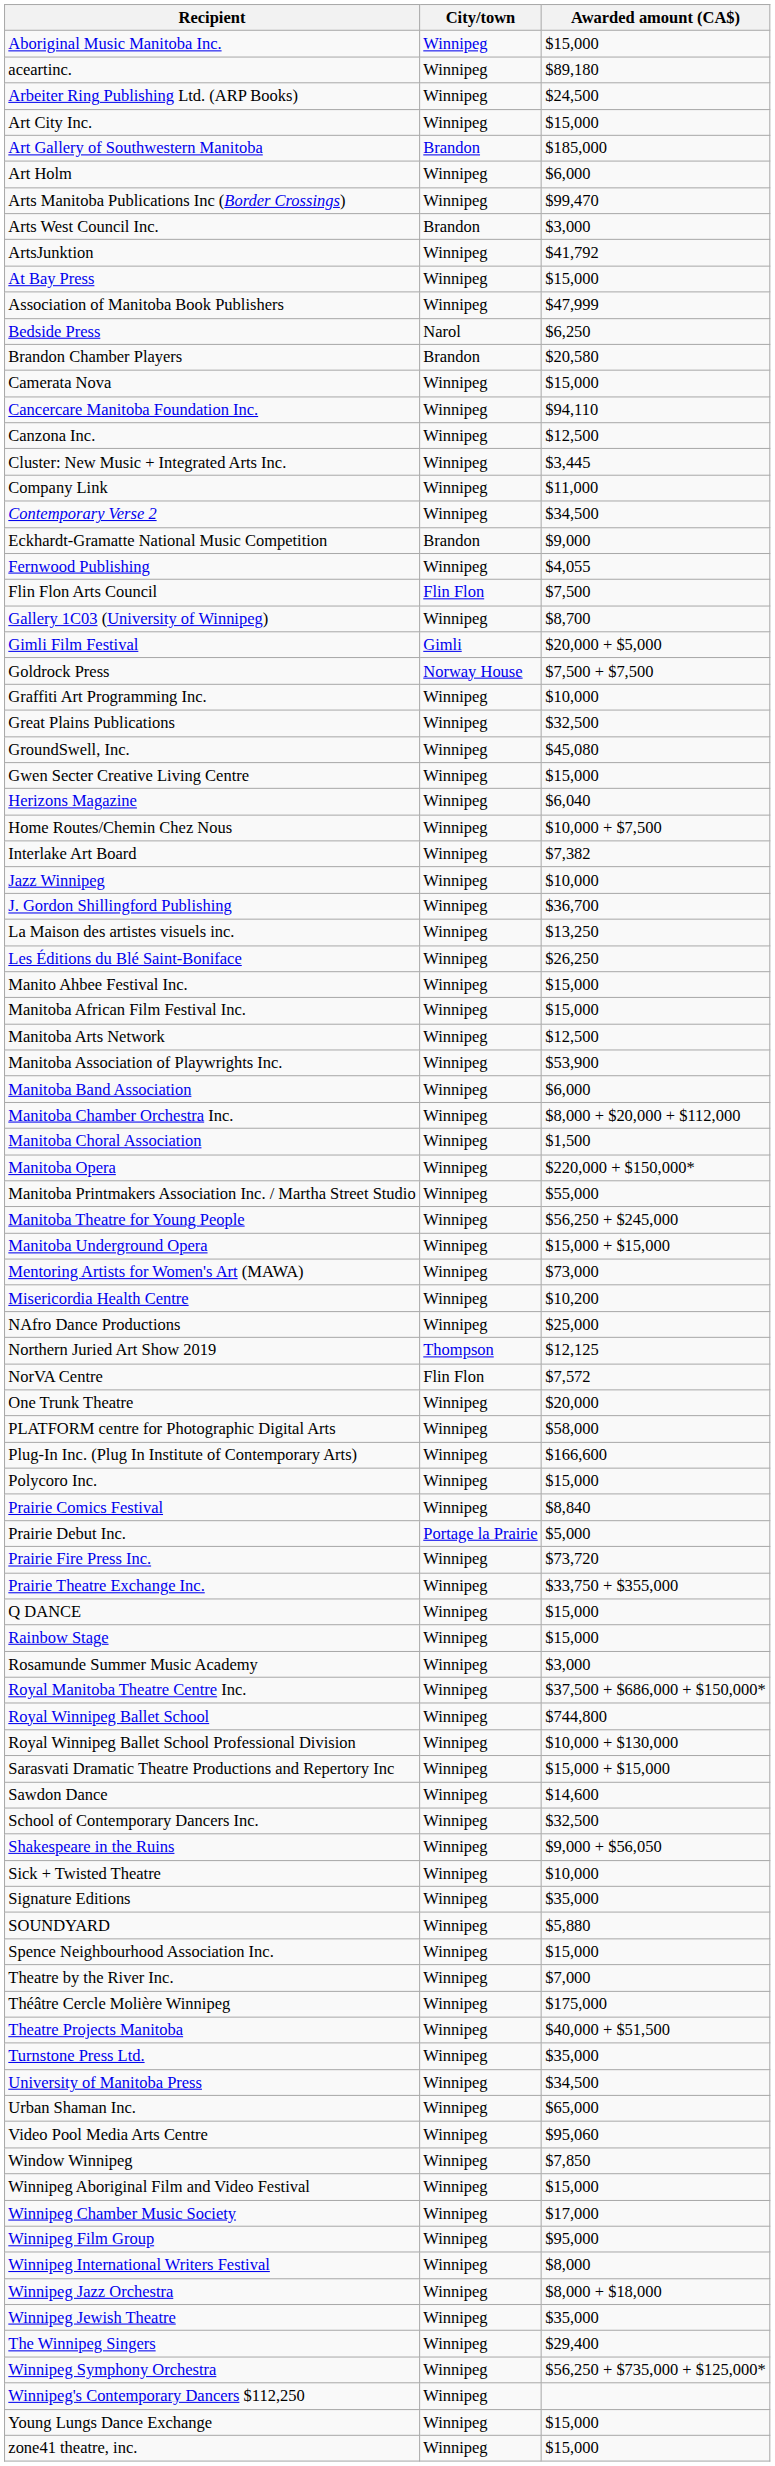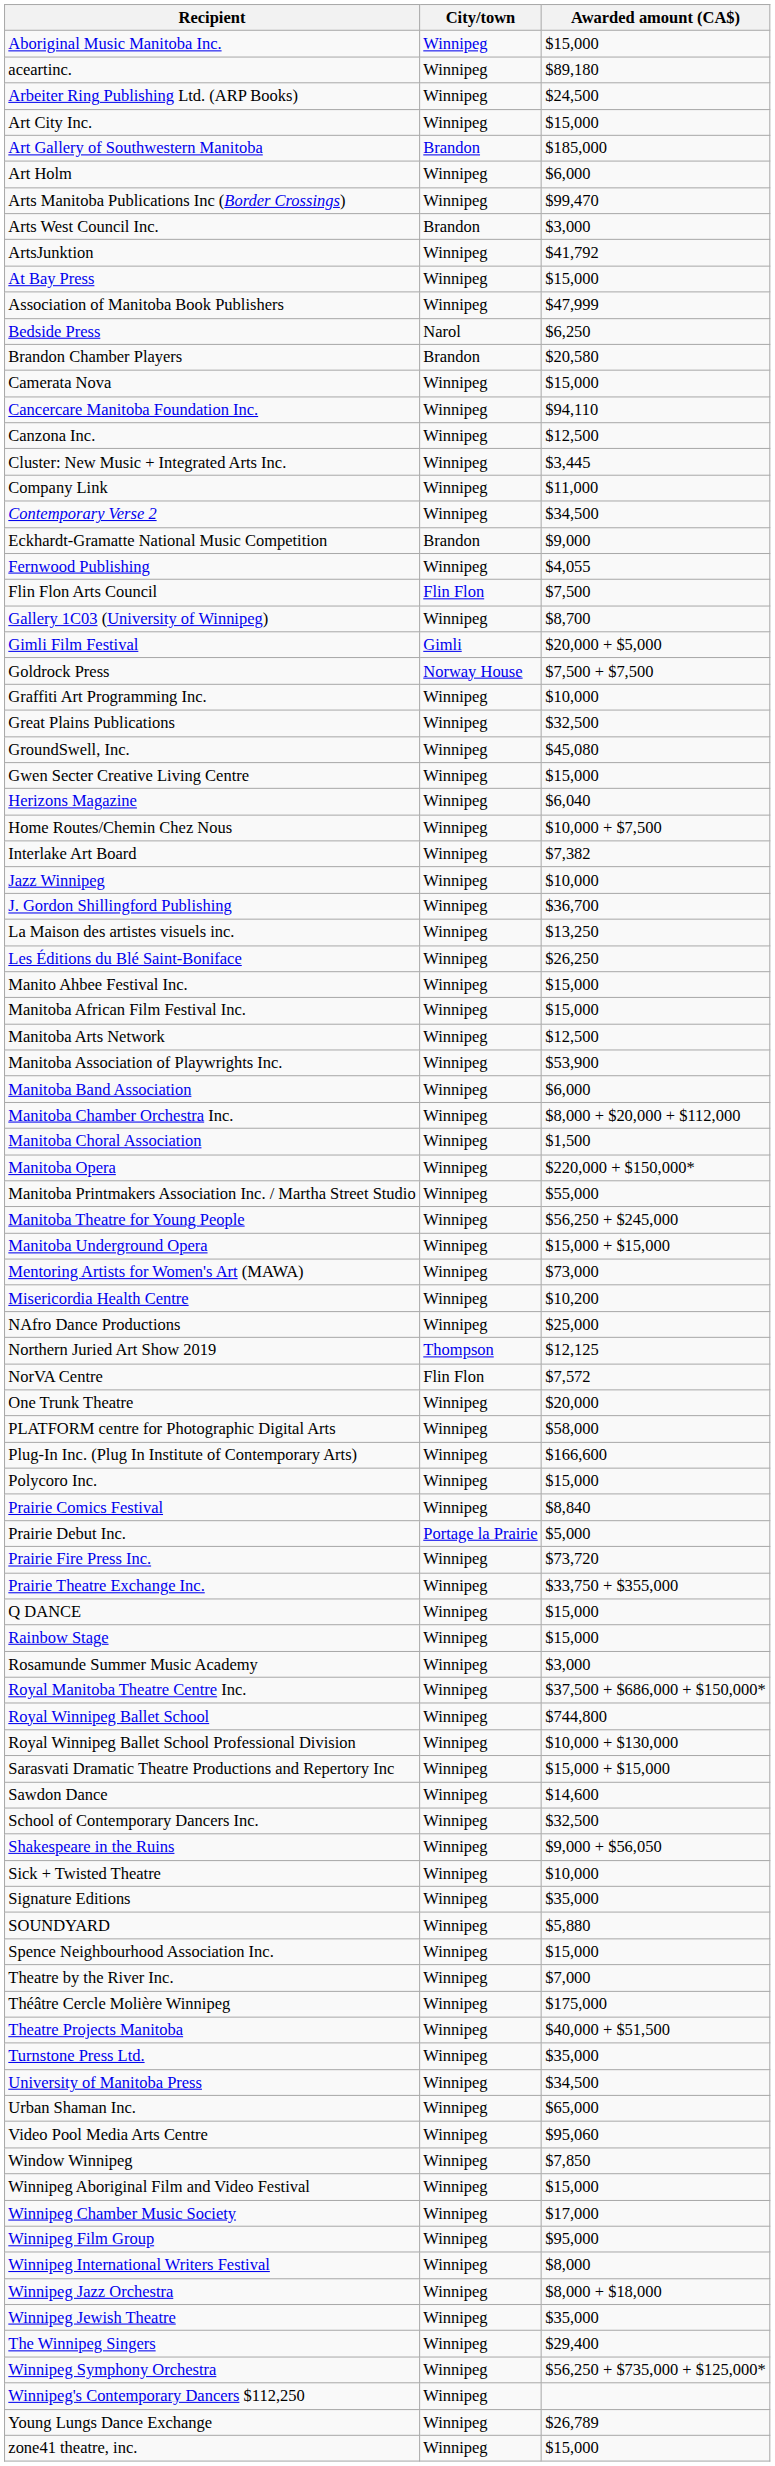(572, 2422) $15,000 -> (572, 2422) $26,789
